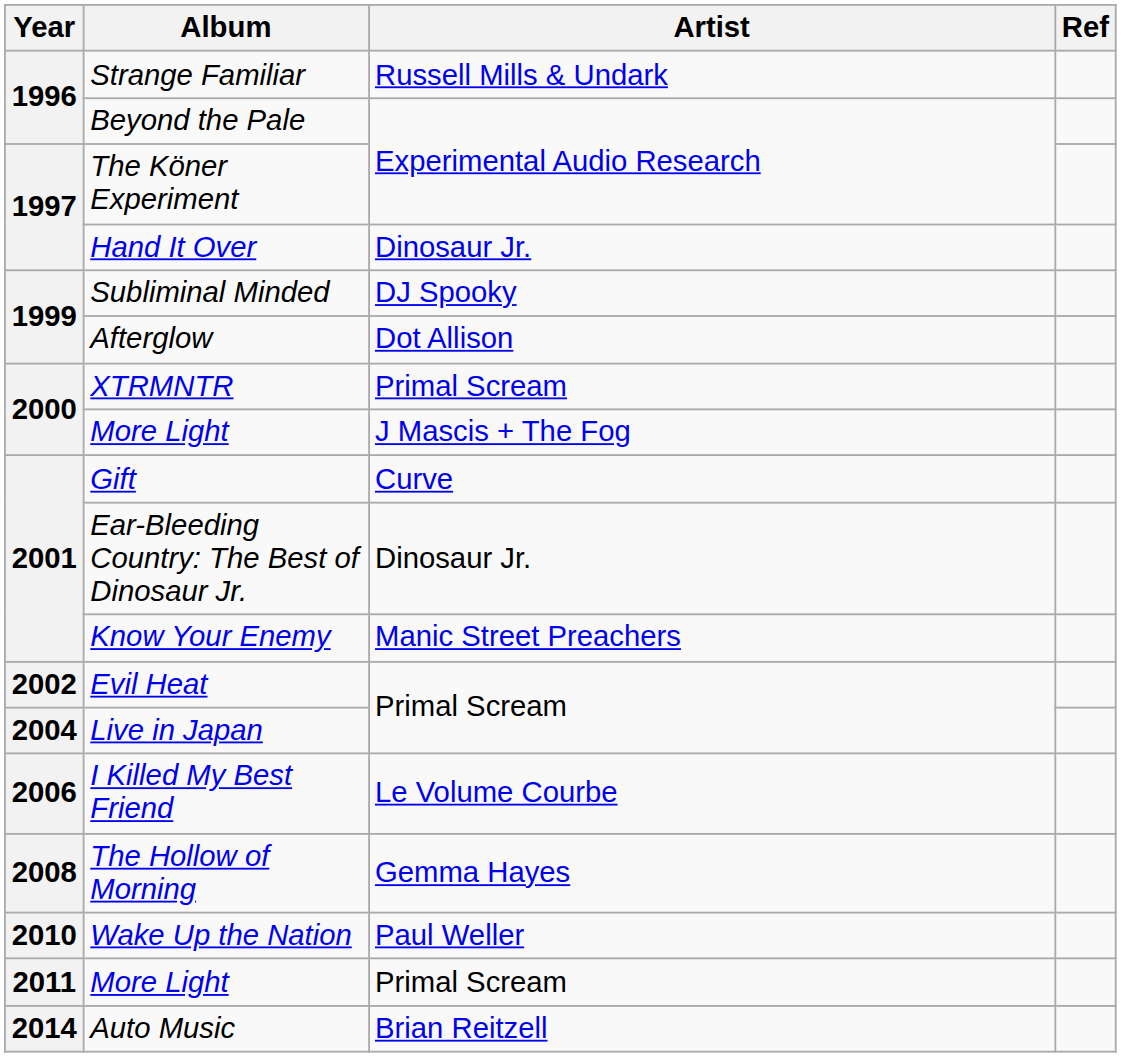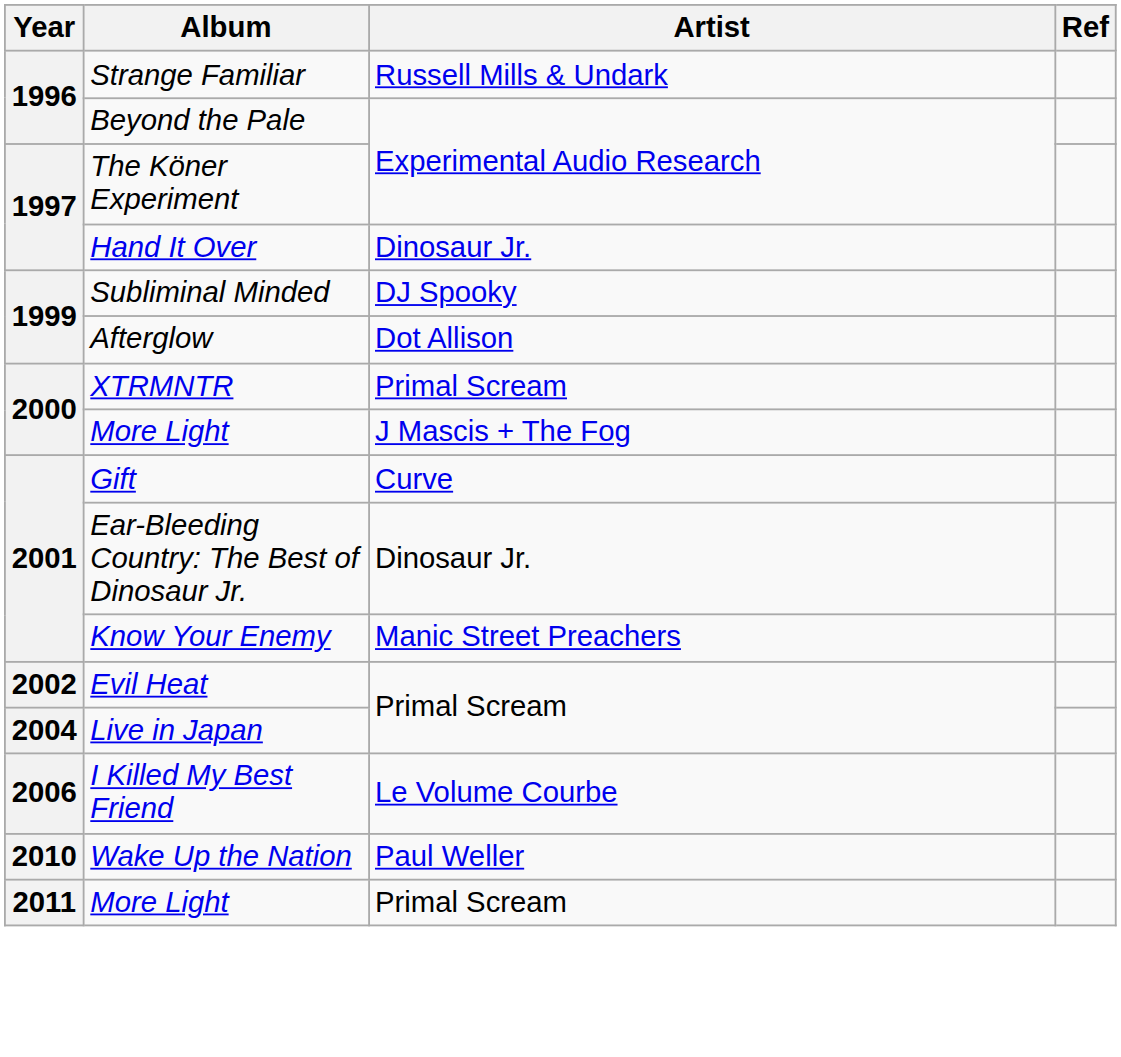- row: (180, 872)
- row: (163, 1028)
